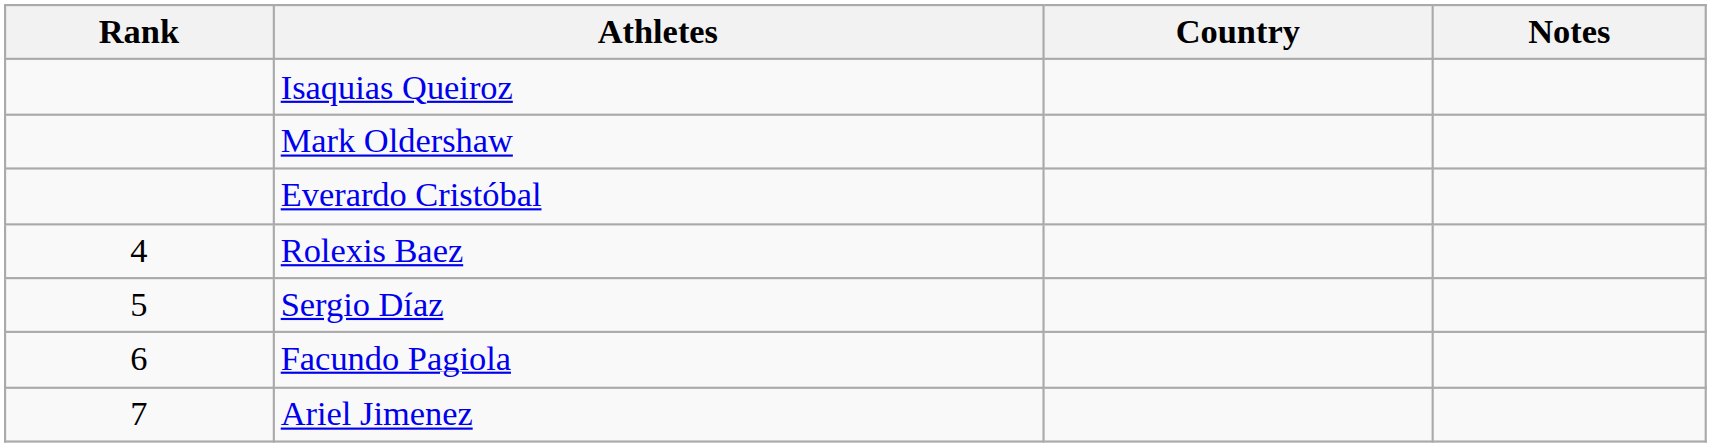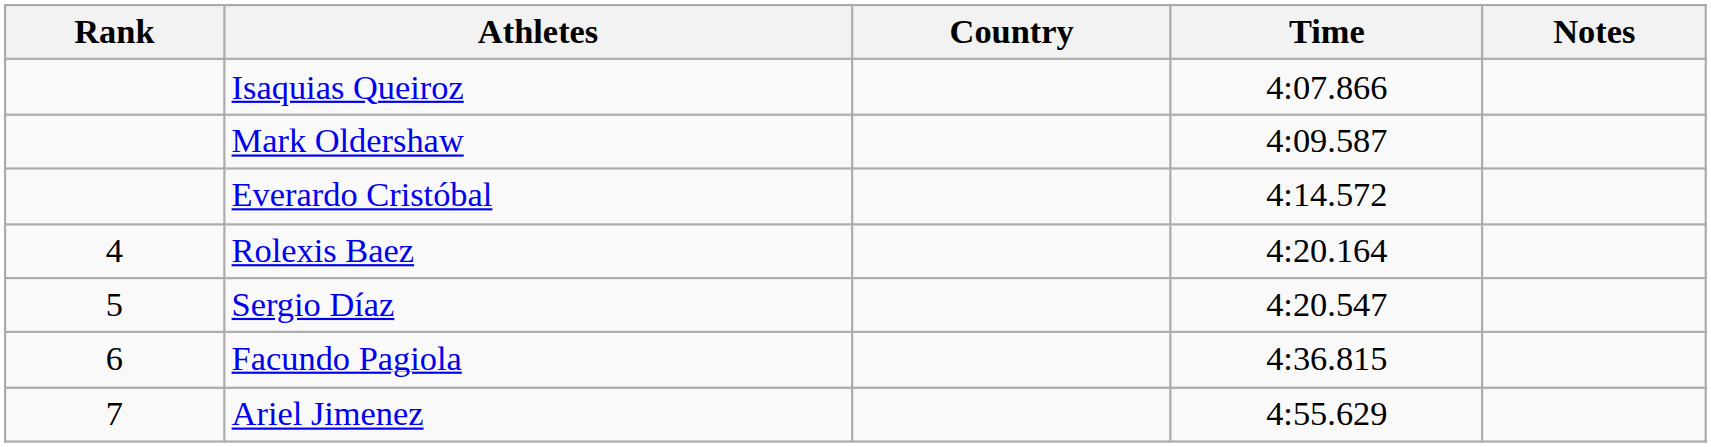+ column: (1327, 31)
